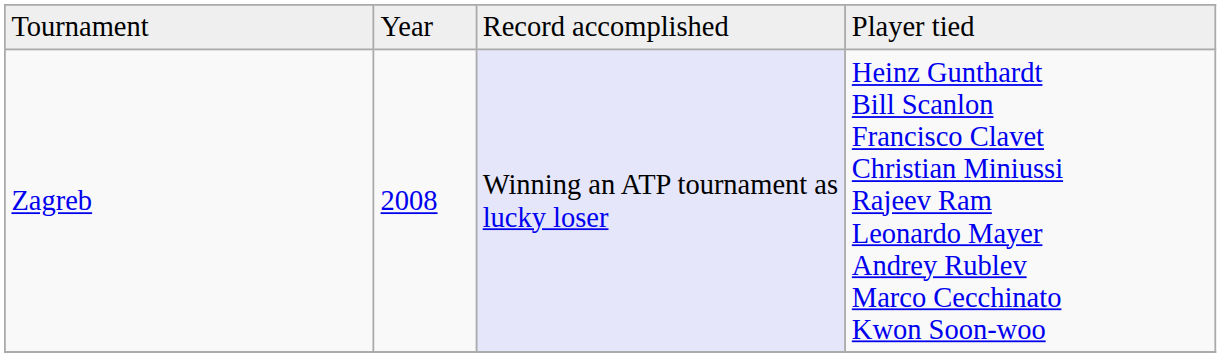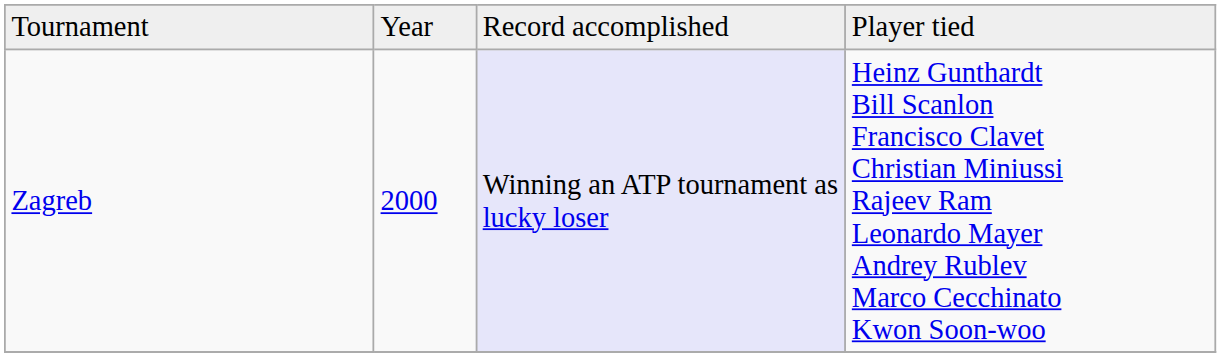(409, 200) 2008 -> (409, 200) 2000
